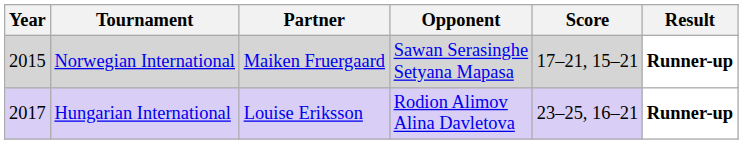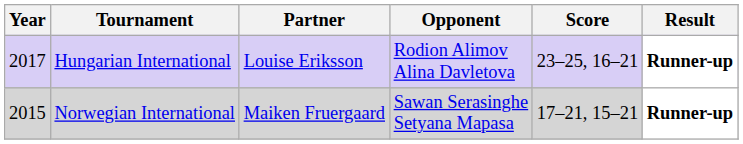rows swapped: (145, 61) <-> (143, 113)
